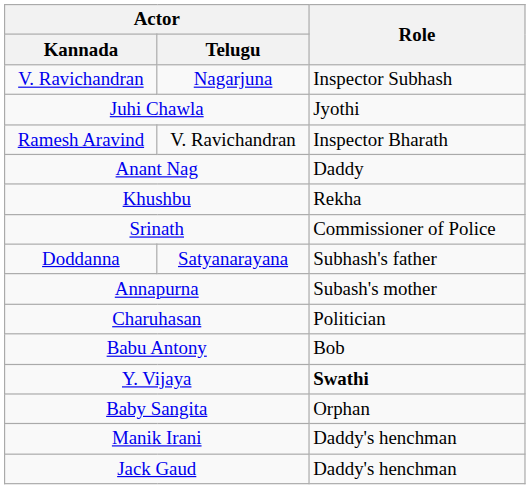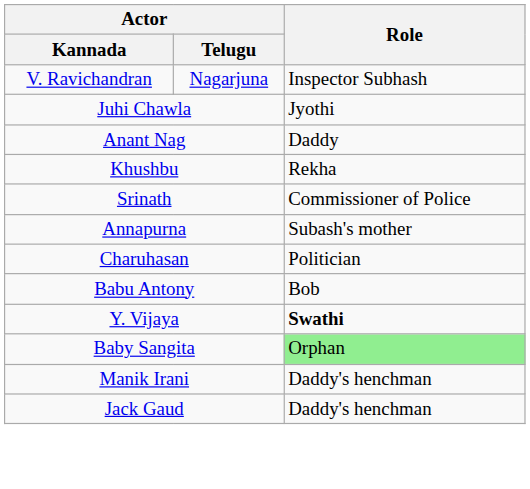- row: (81, 139)
- row: (81, 259)
(342, 408) no background -> (317, 348) lightgreen background
